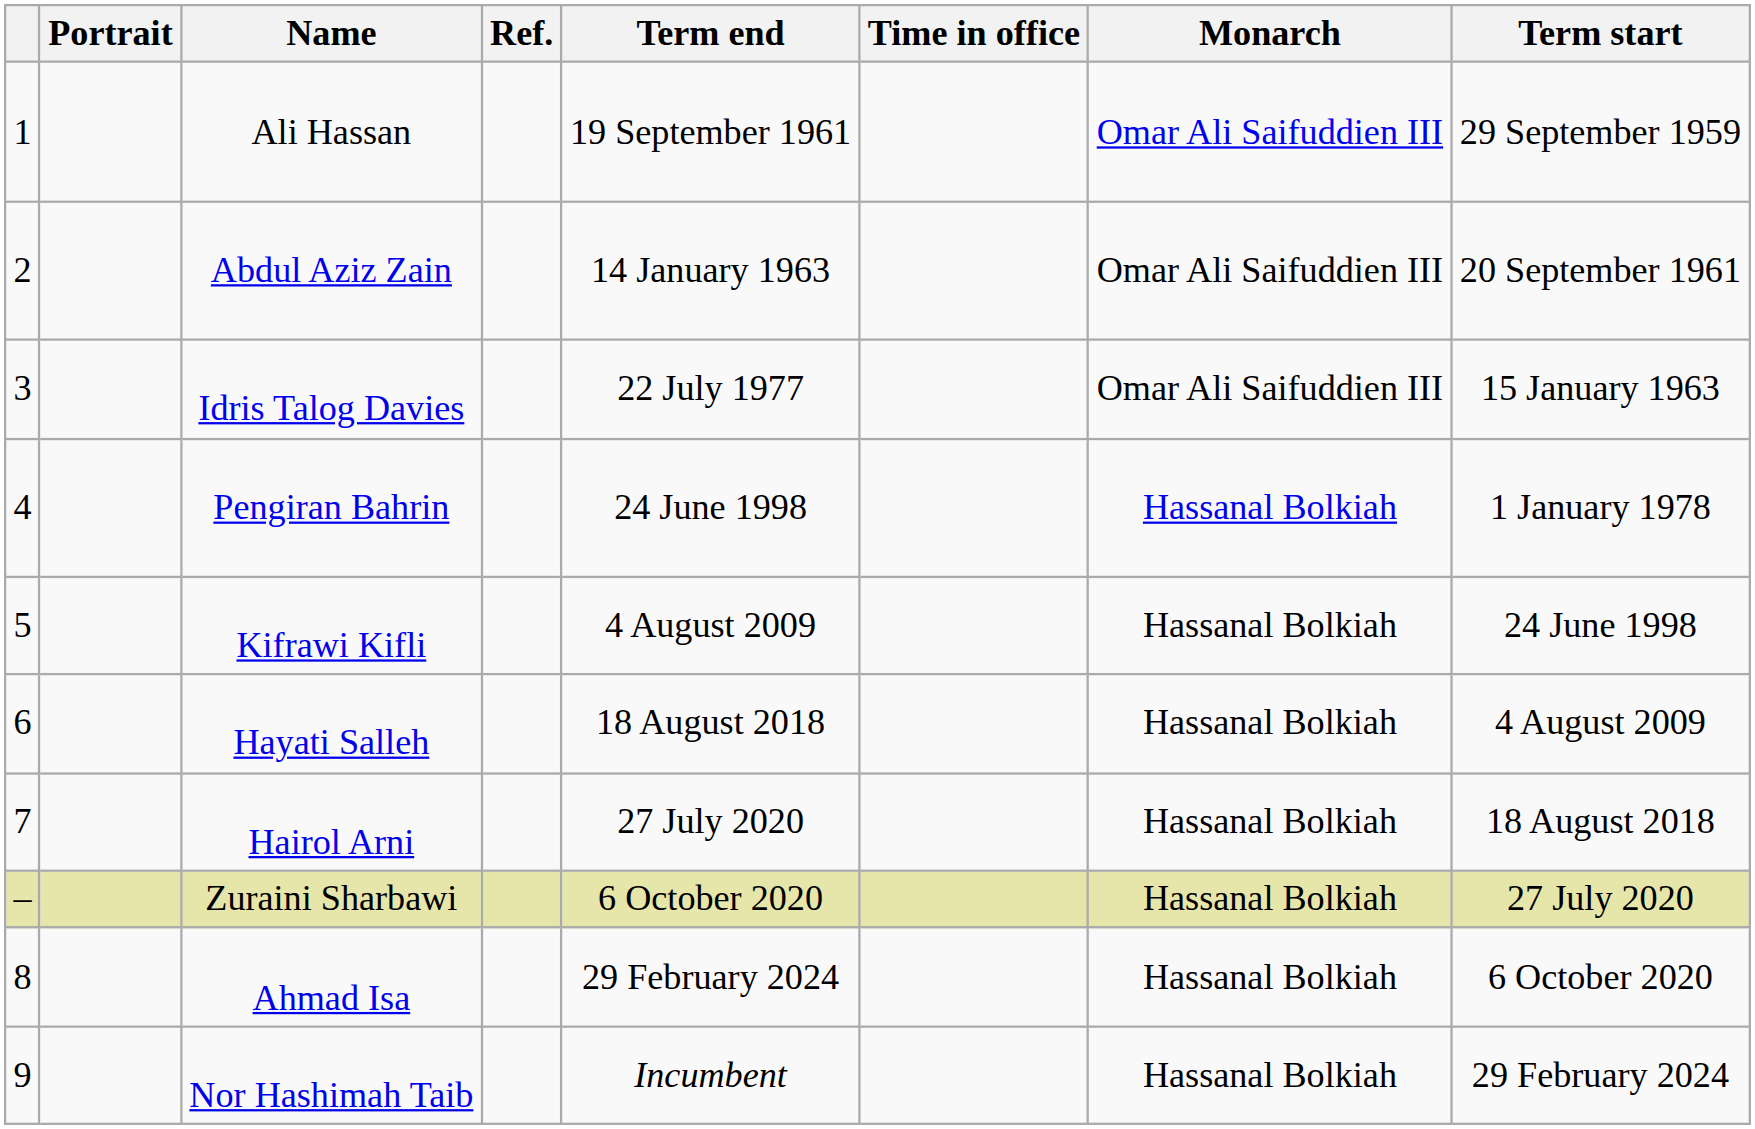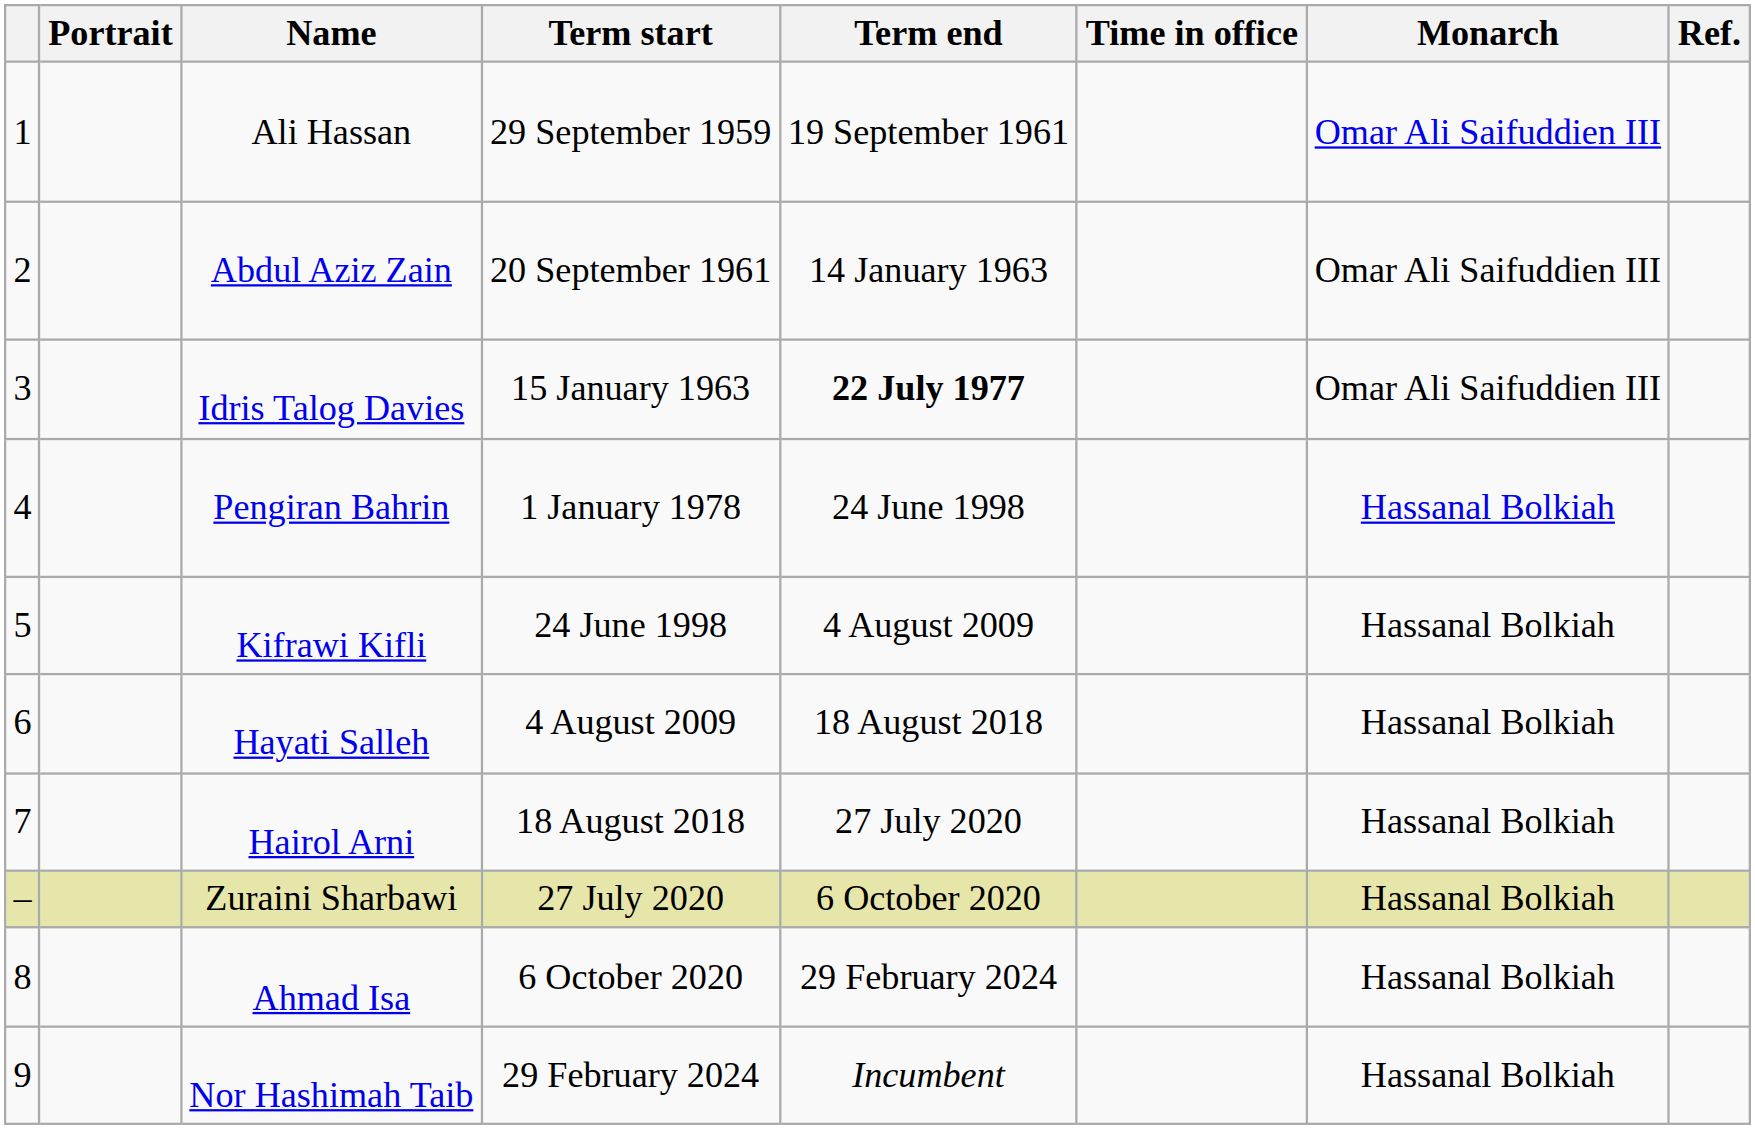columns swapped: (1600, 33) <-> (522, 33)
(711, 388) normal -> (928, 388) bold
